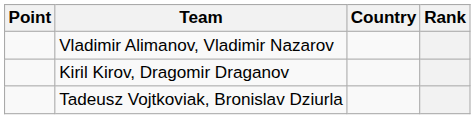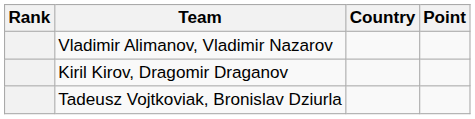columns swapped: (445, 18) <-> (30, 18)
